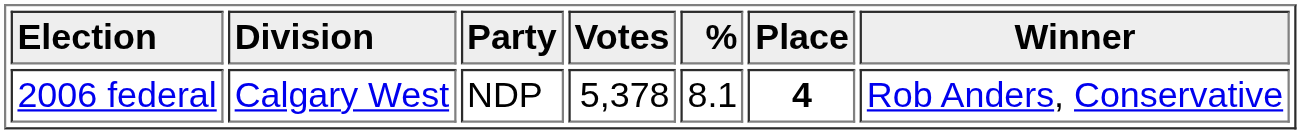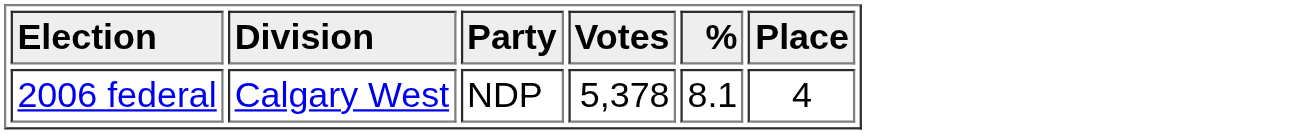- column: (1075, 36)
(802, 95) bold -> (802, 95) normal
